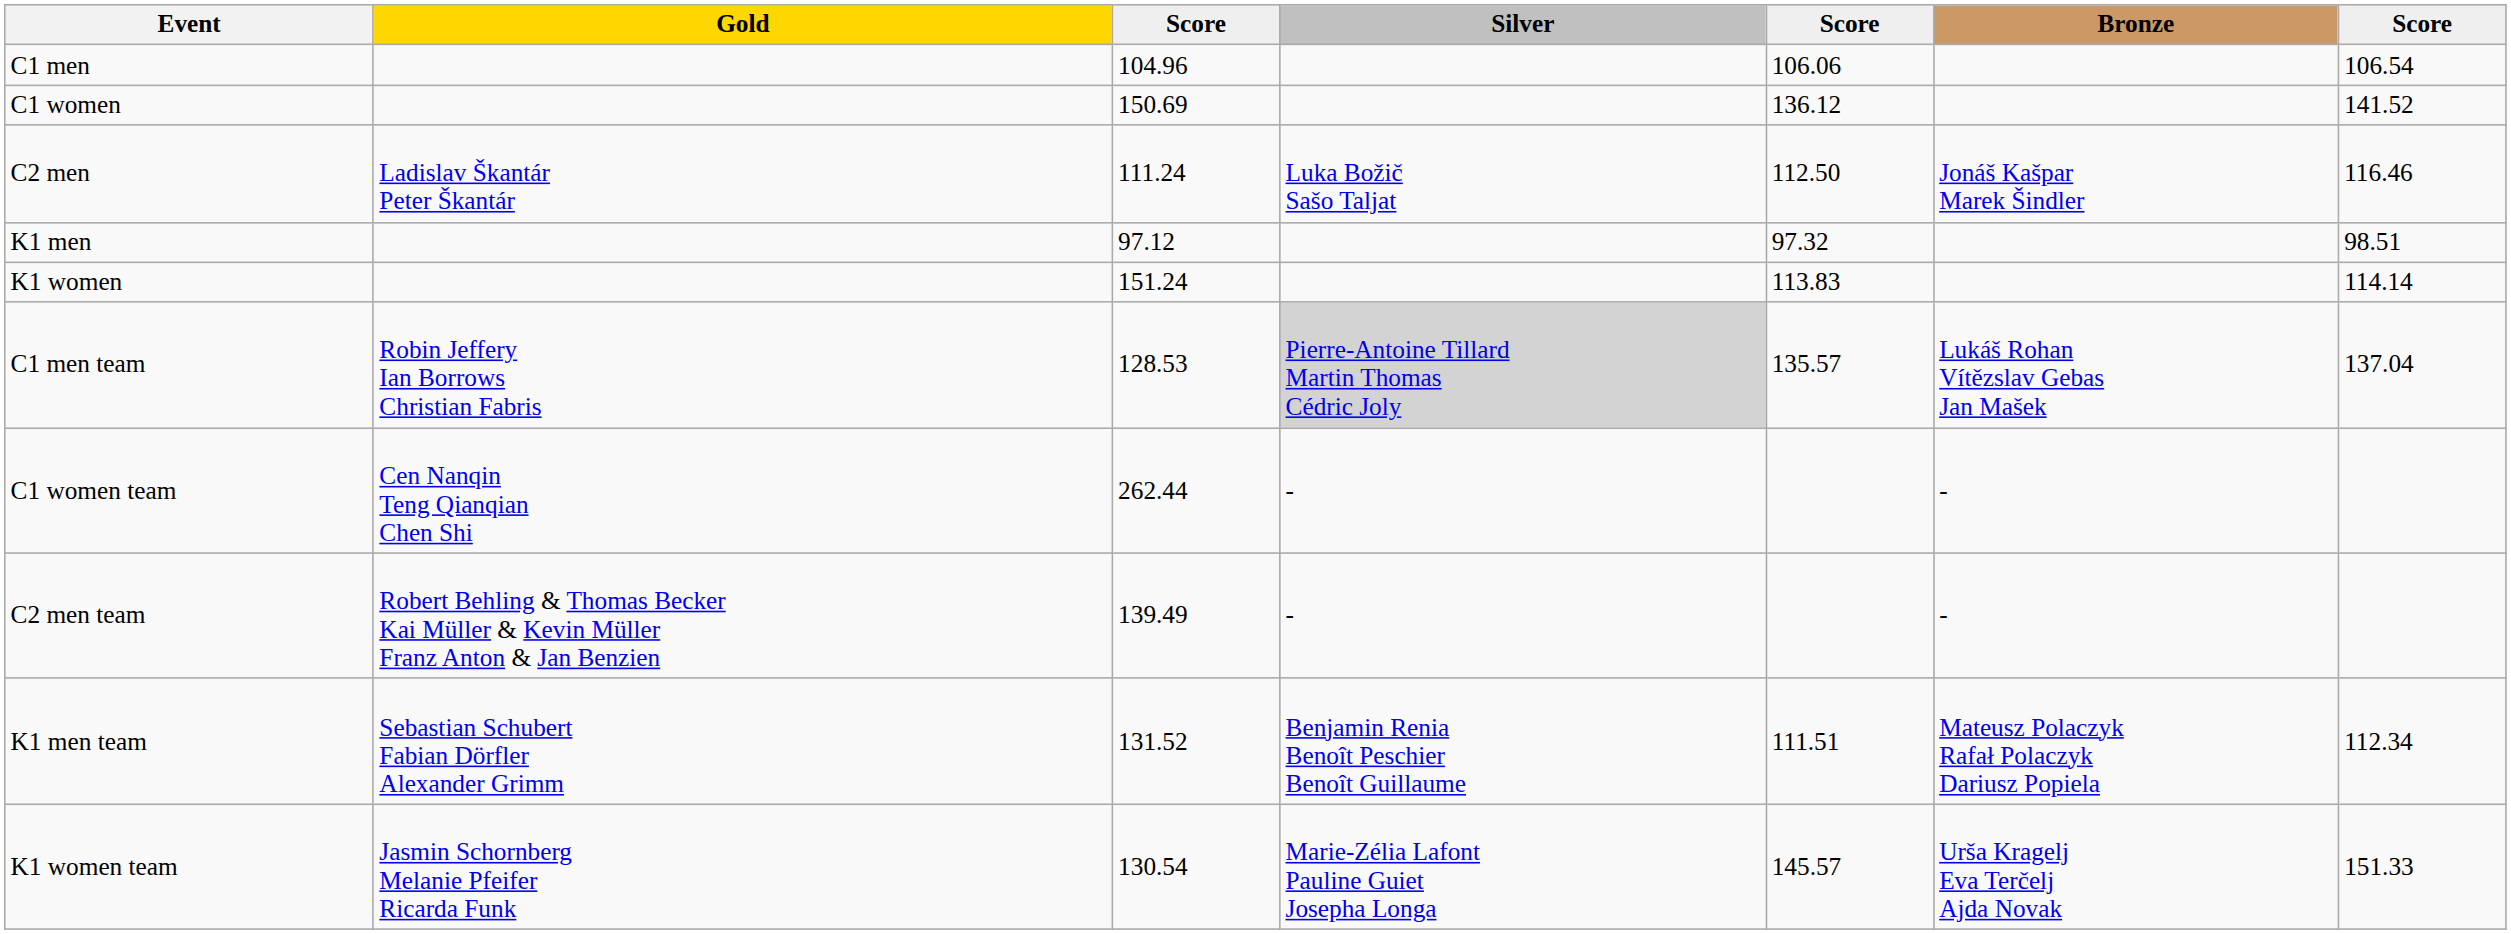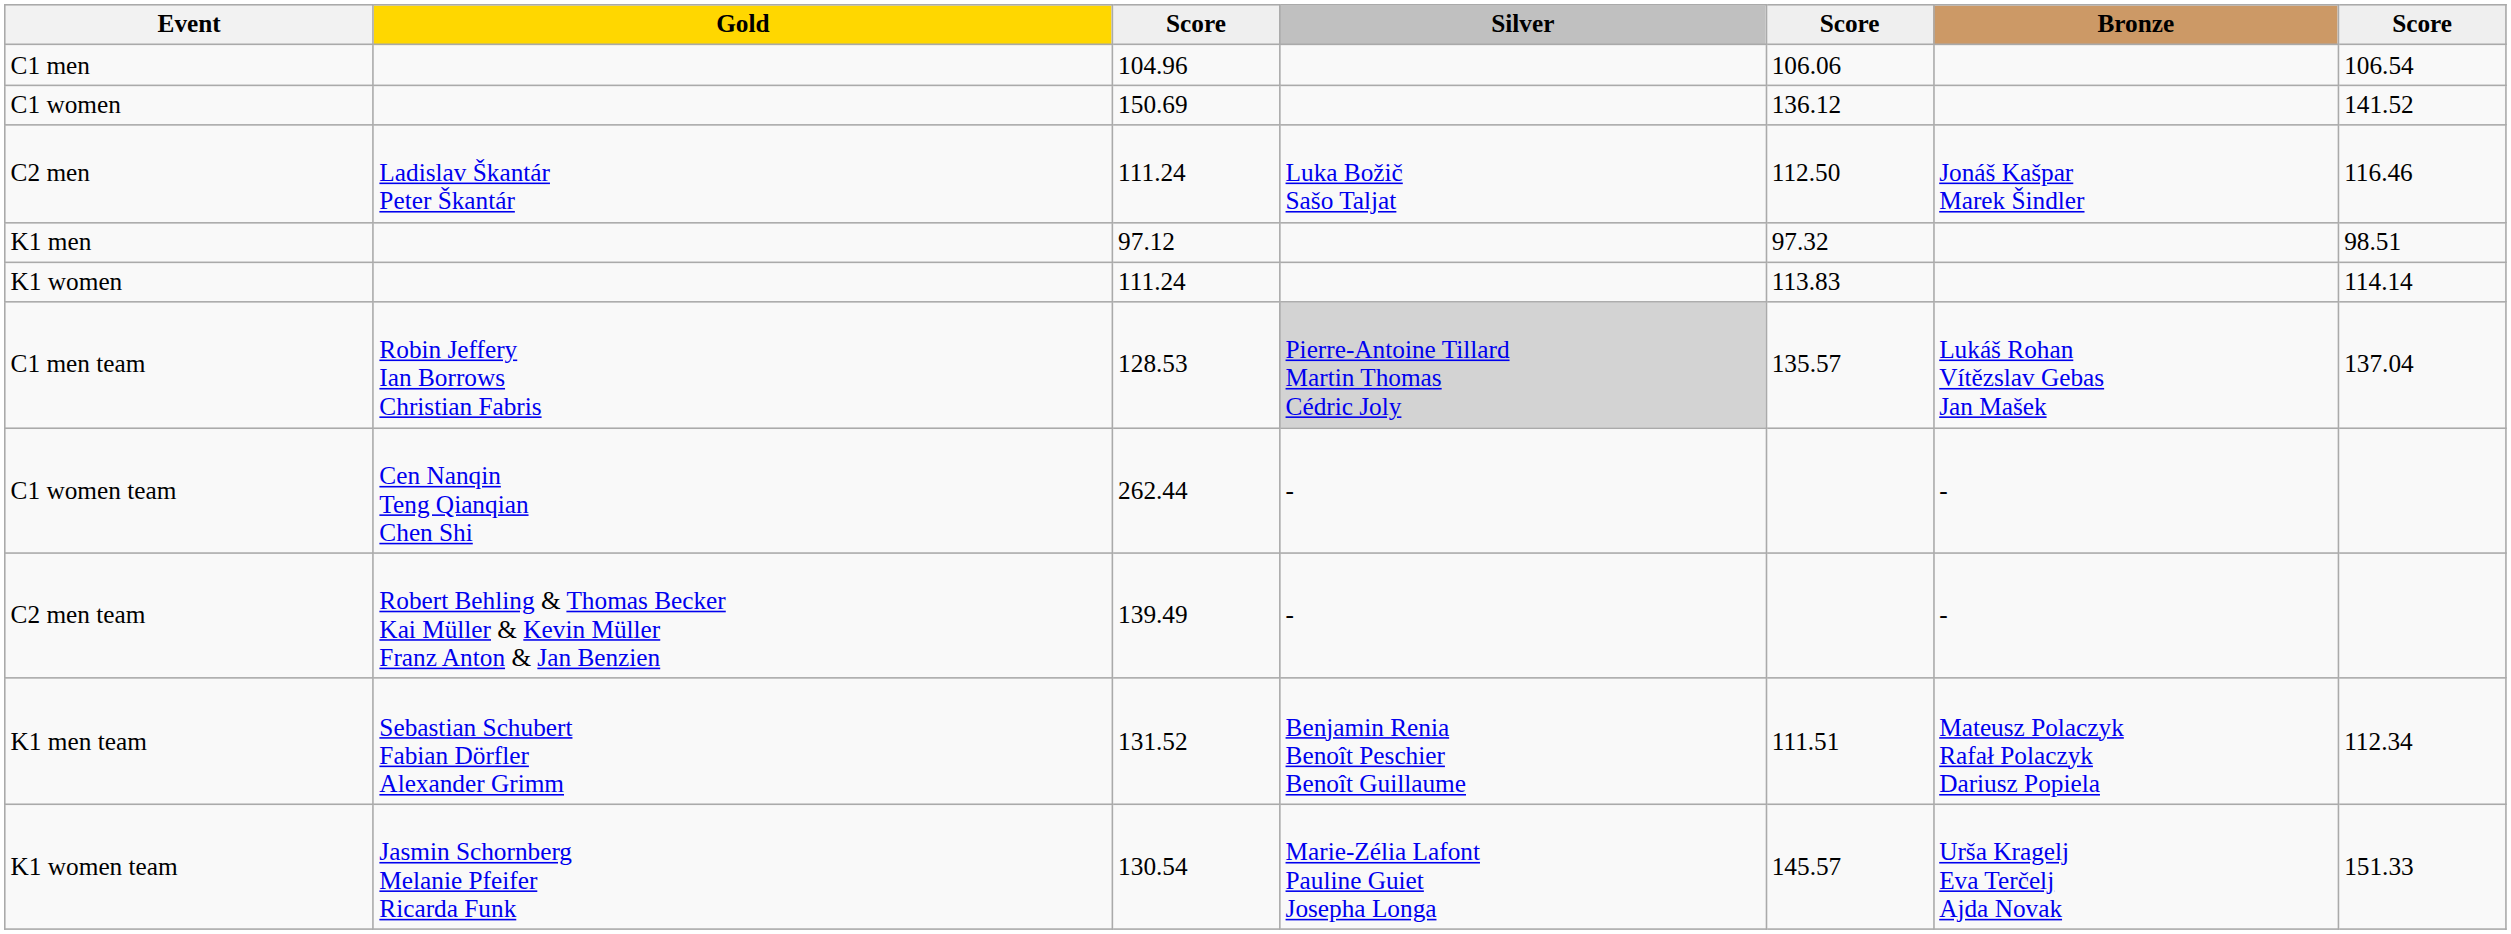(1153, 281) 151.24 -> (1152, 281) 111.24
